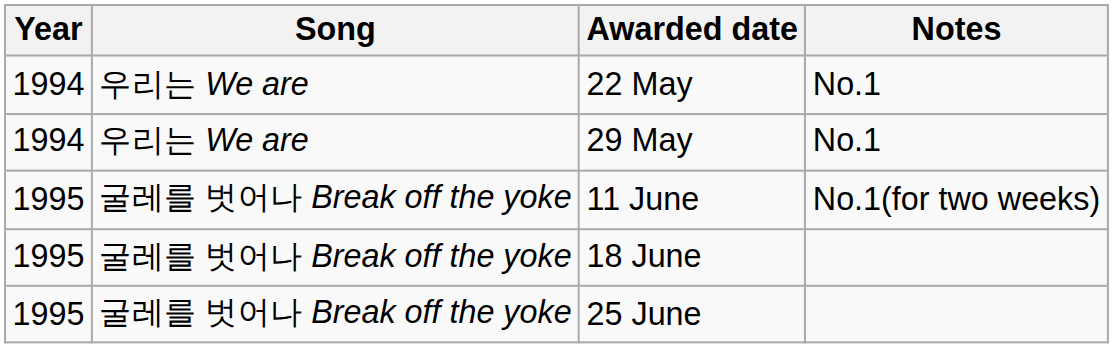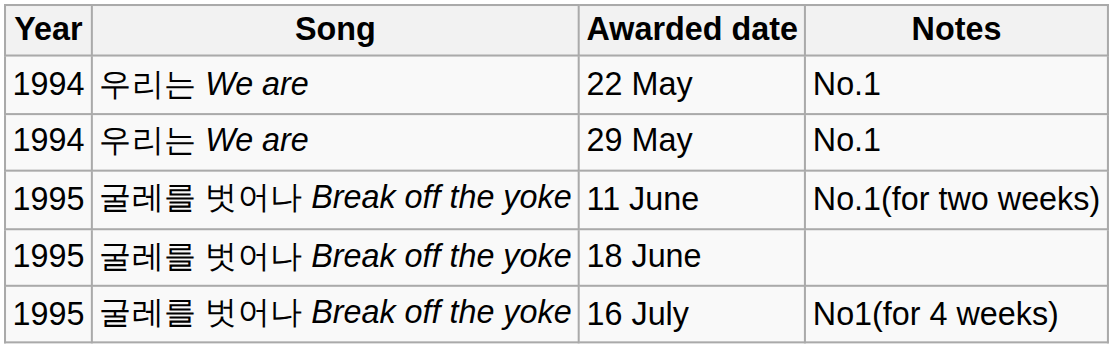- row: (644, 313)
+ row: (638, 313)
